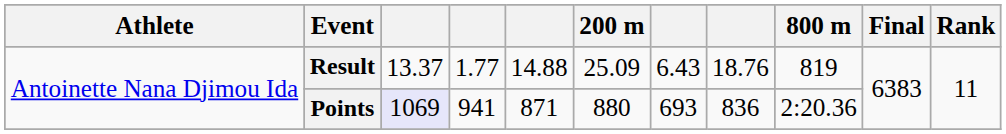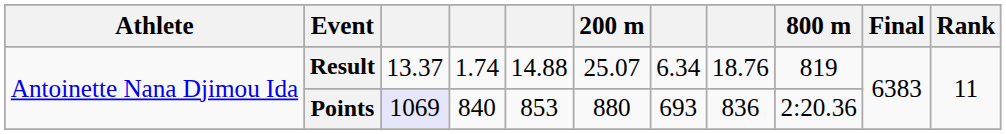(477, 67) 1.77 -> (477, 67) 1.74
(612, 67) 25.09 -> (612, 67) 25.07
(678, 67) 6.43 -> (678, 67) 6.34
(477, 108) 941 -> (477, 108) 840
(539, 108) 871 -> (539, 108) 853
